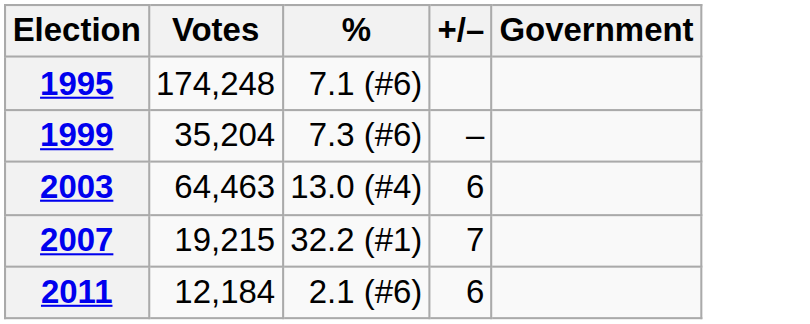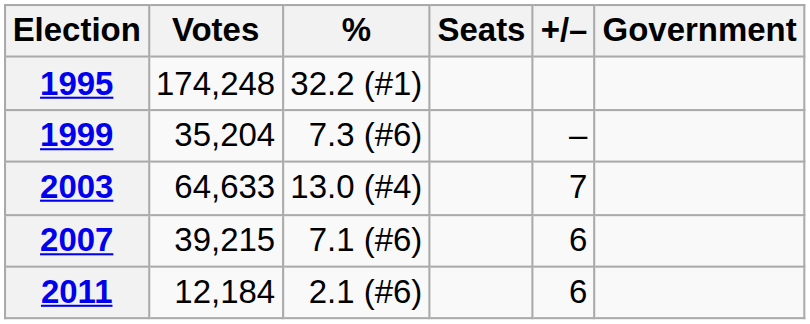+ column: (481, 30)
(366, 82) 7.1 (#6) -> (356, 82) 32.2 (#1)
(225, 187) 64,463 -> (225, 187) 64,633
(475, 187) 6 -> (578, 187) 7
(225, 239) 19,215 -> (225, 239) 39,215
(356, 239) 32.2 (#1) -> (366, 239) 7.1 (#6)
(475, 239) 7 -> (578, 239) 6
